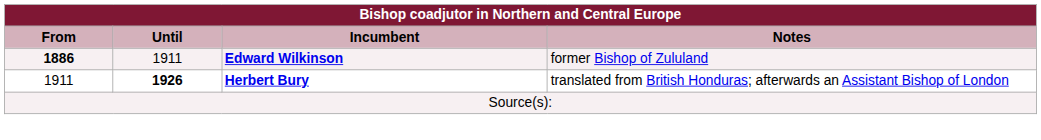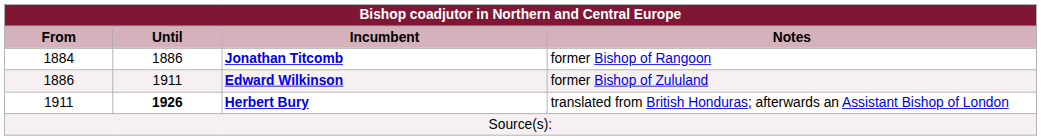+ row: (284, 59)
(59, 59) bold -> (59, 80) normal
